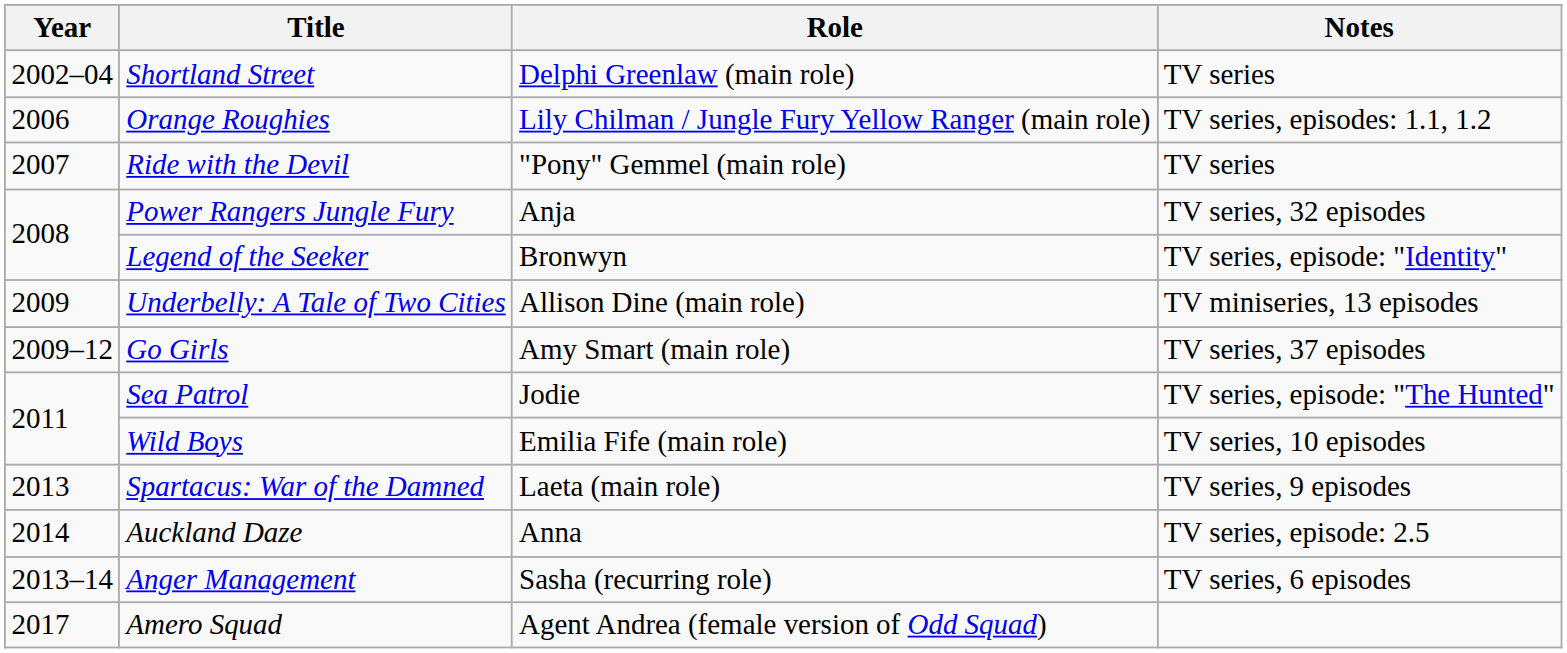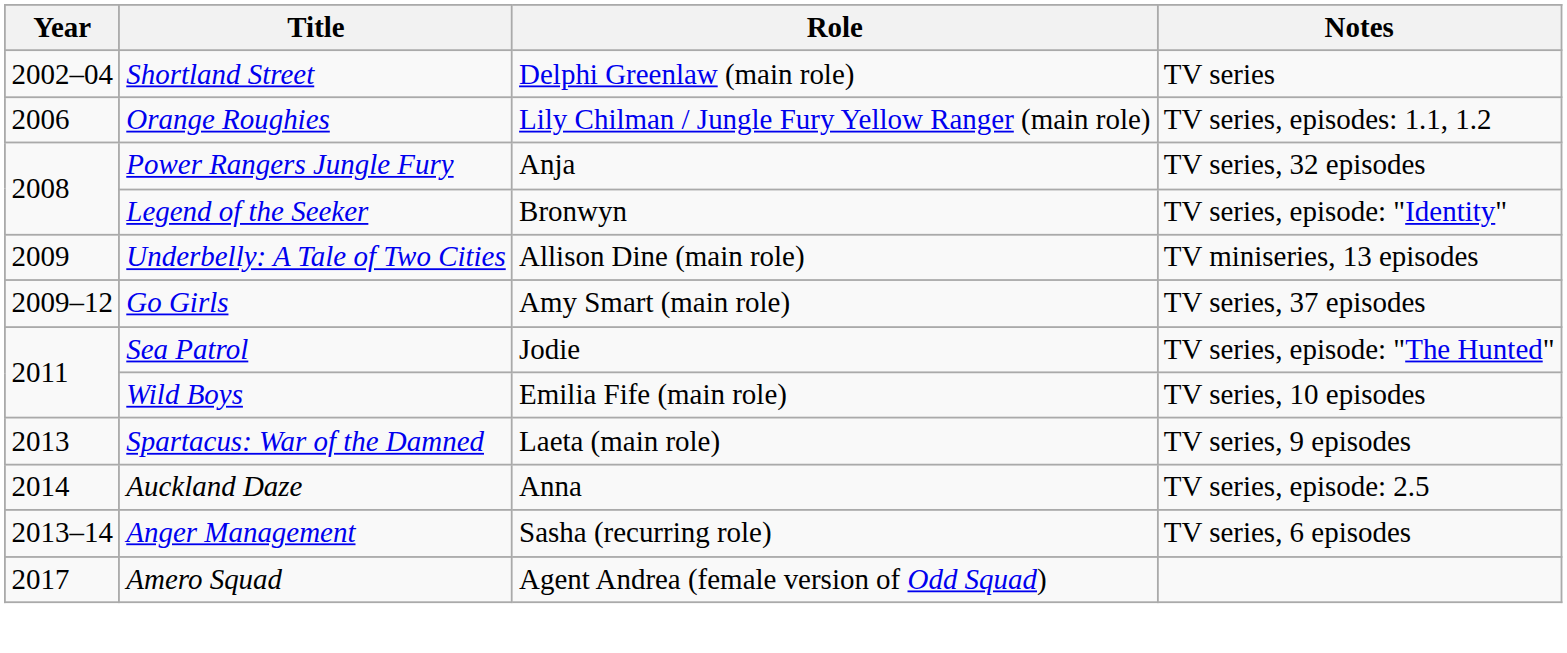- row: (238, 165)
